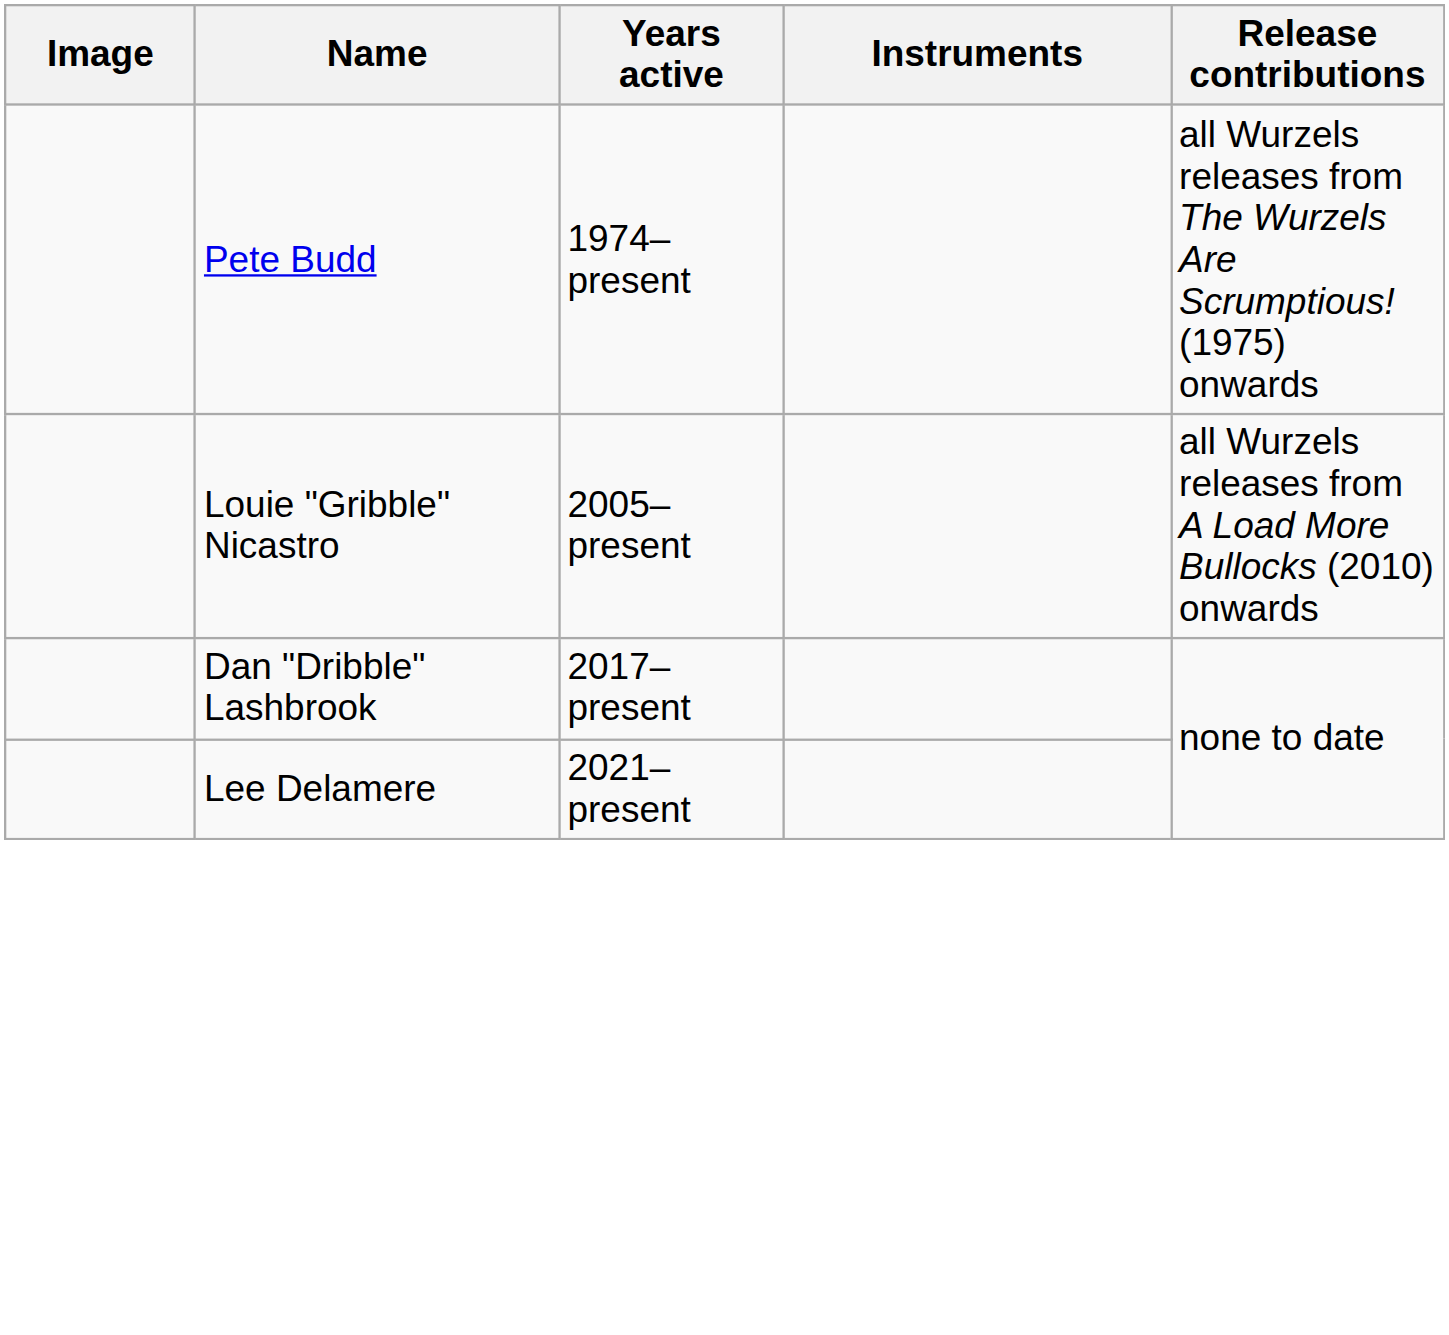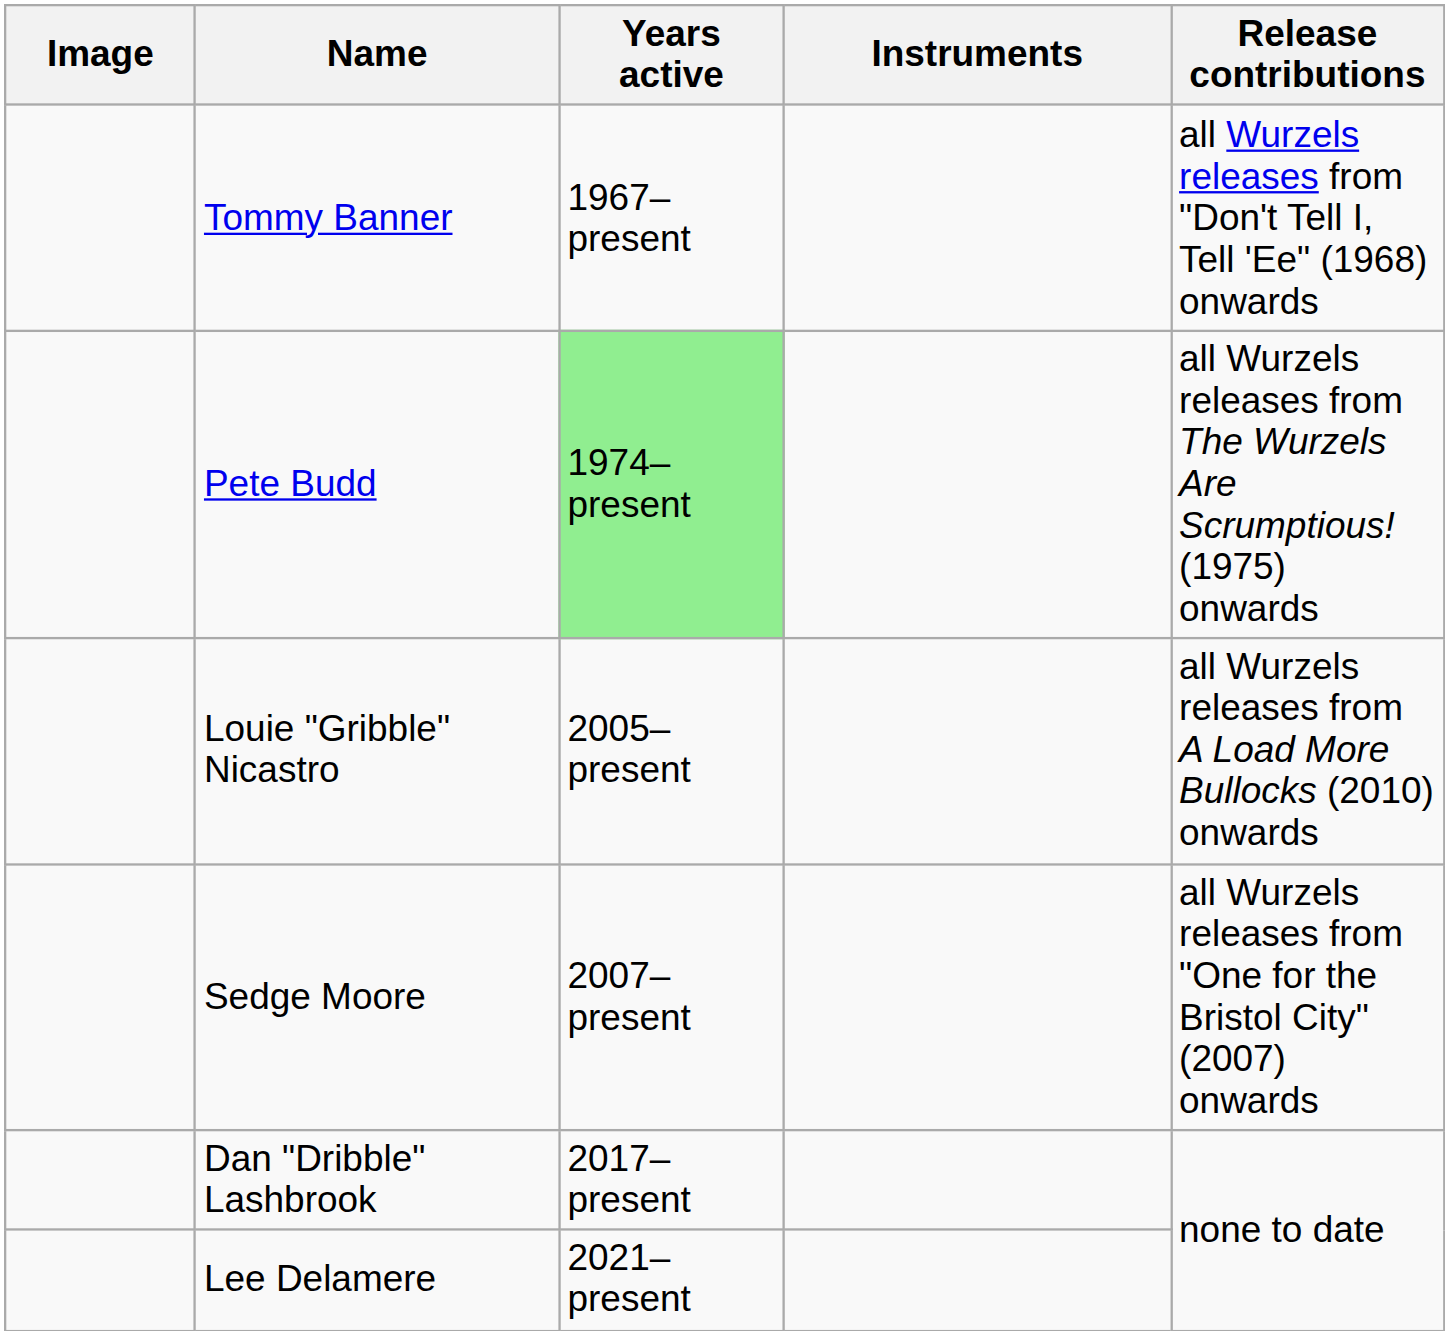+ row: (328, 217)
(629, 258) no background -> (629, 483) lightgreen background
+ row: (315, 995)
